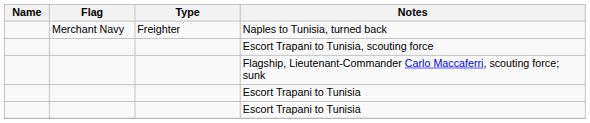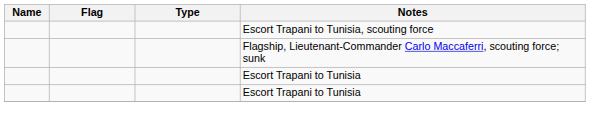- row: (88, 30)
